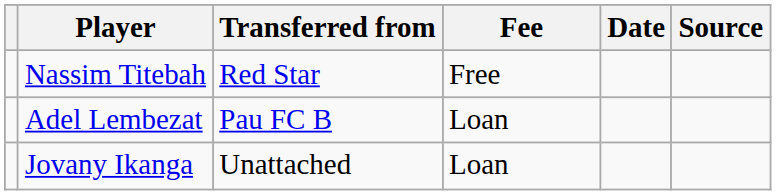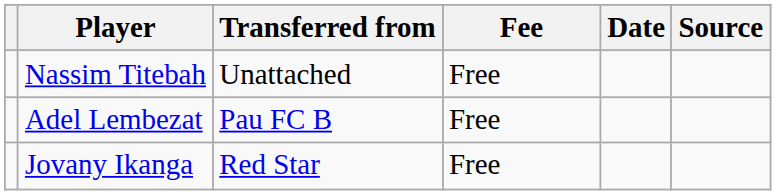(270, 73) Red Star -> (285, 73) Unattached
(479, 119) Loan -> (475, 119) Free
(285, 165) Unattached -> (270, 165) Red Star
(479, 165) Loan -> (475, 165) Free
